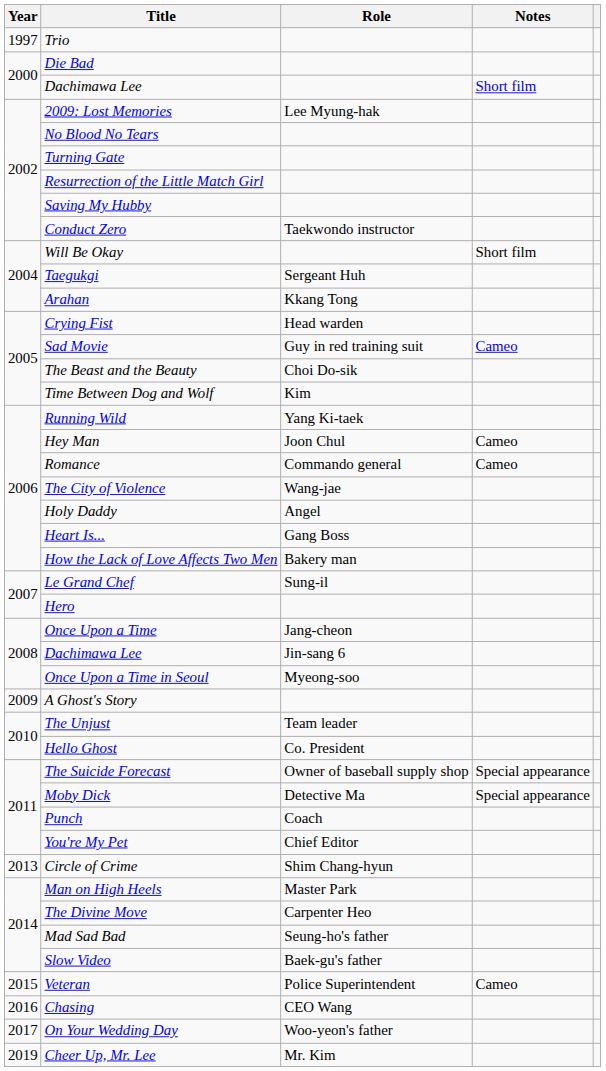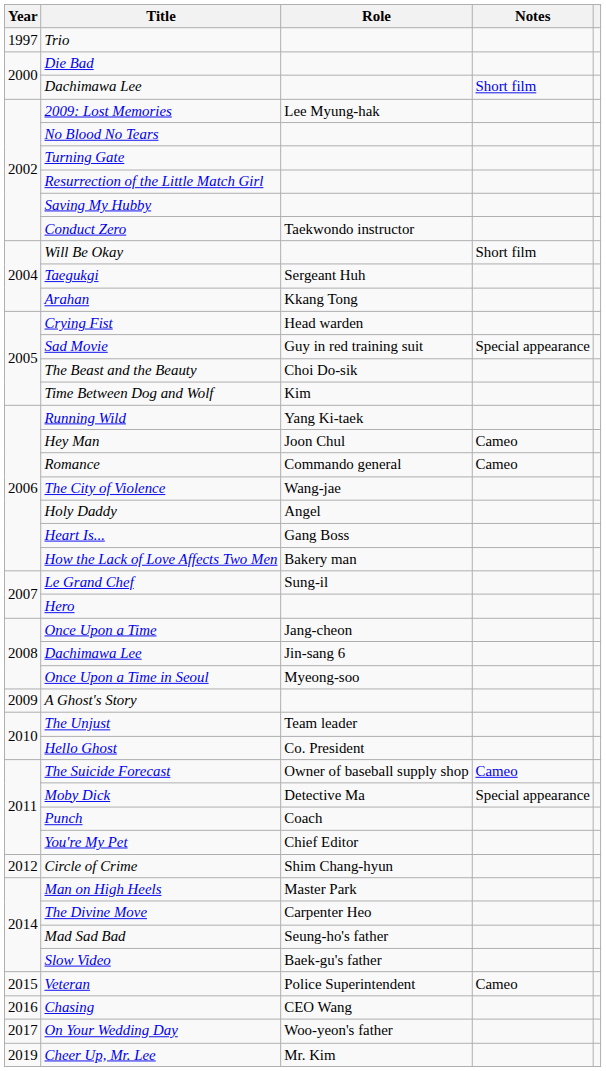(497, 346) Cameo -> (533, 346) Special appearance
(533, 771) Special appearance -> (497, 771) Cameo
(23, 865) 2013 -> (23, 865) 2012
